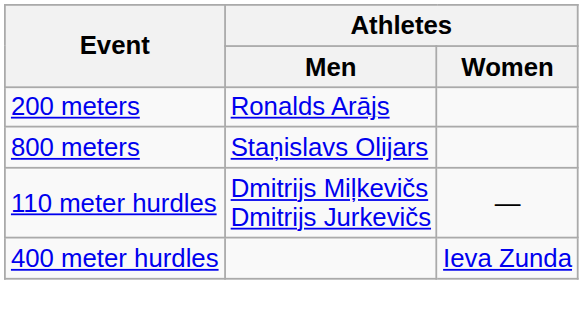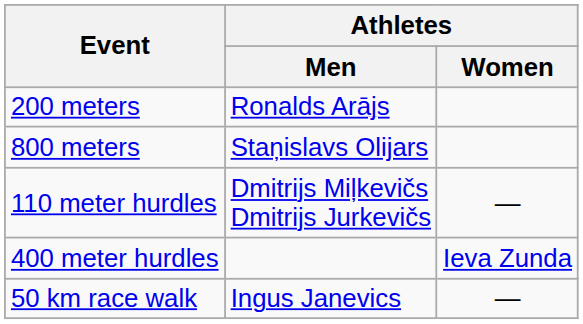+ row: (104, 299)
